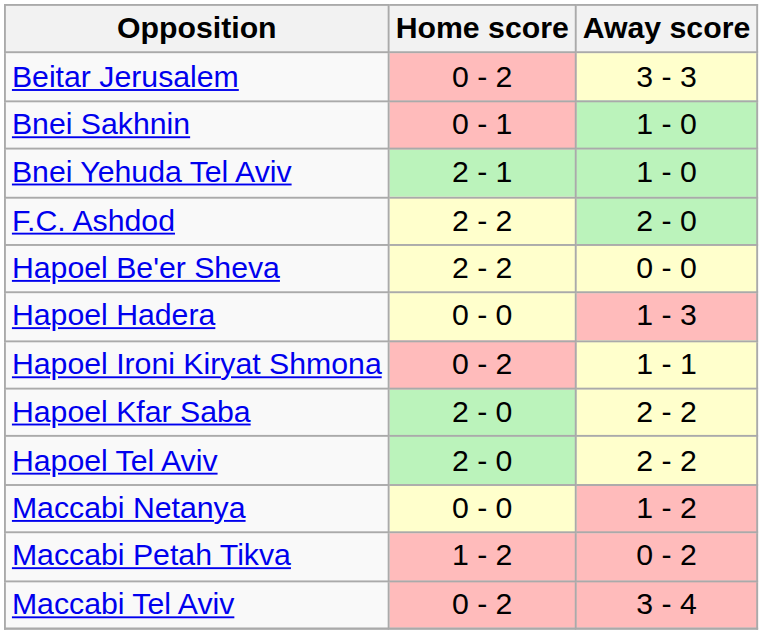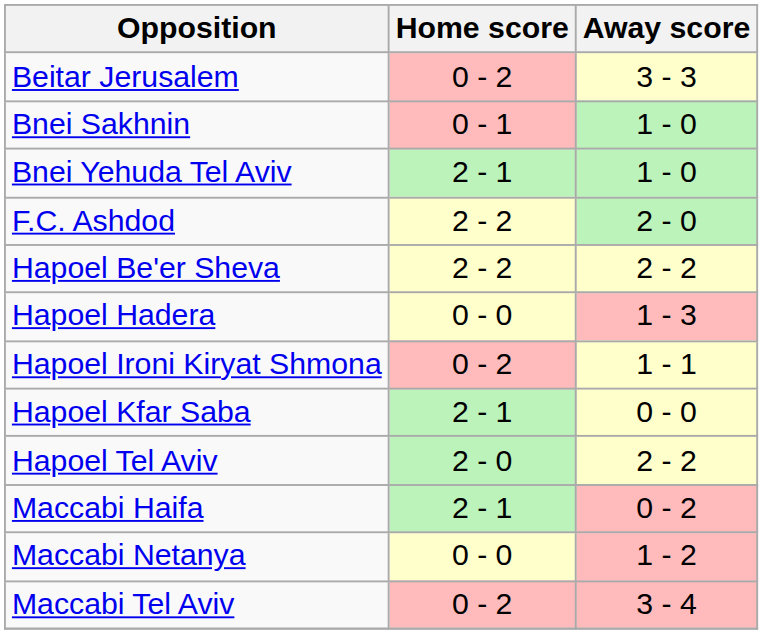(666, 268) 0 - 0 -> (666, 268) 2 - 2
(482, 412) 2 - 0 -> (482, 412) 2 - 1
(666, 412) 2 - 2 -> (666, 412) 0 - 0
+ row: (108, 508)
- row: (151, 556)
